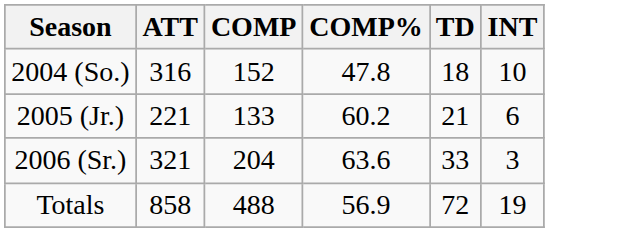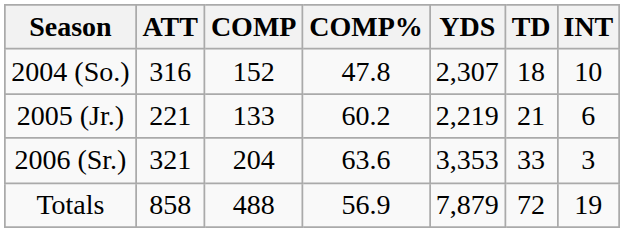+ column: (467, 26)
